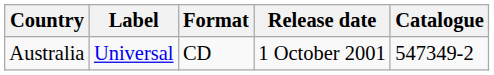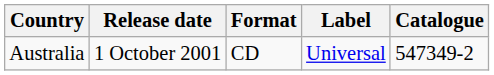columns swapped: (322, 20) <-> (134, 20)
